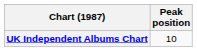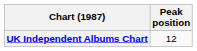(171, 38) 10 -> (171, 38) 12
